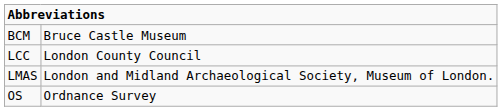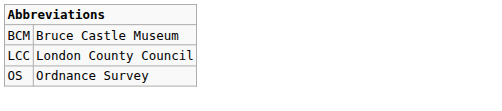- row: (22, 76)
